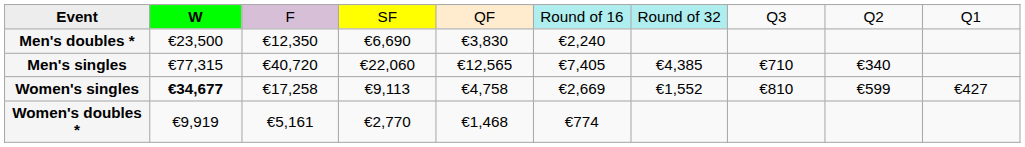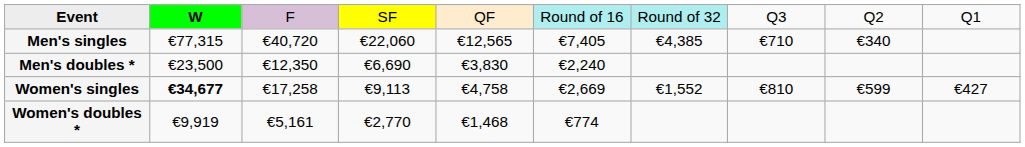rows swapped: (77, 65) <-> (77, 41)
